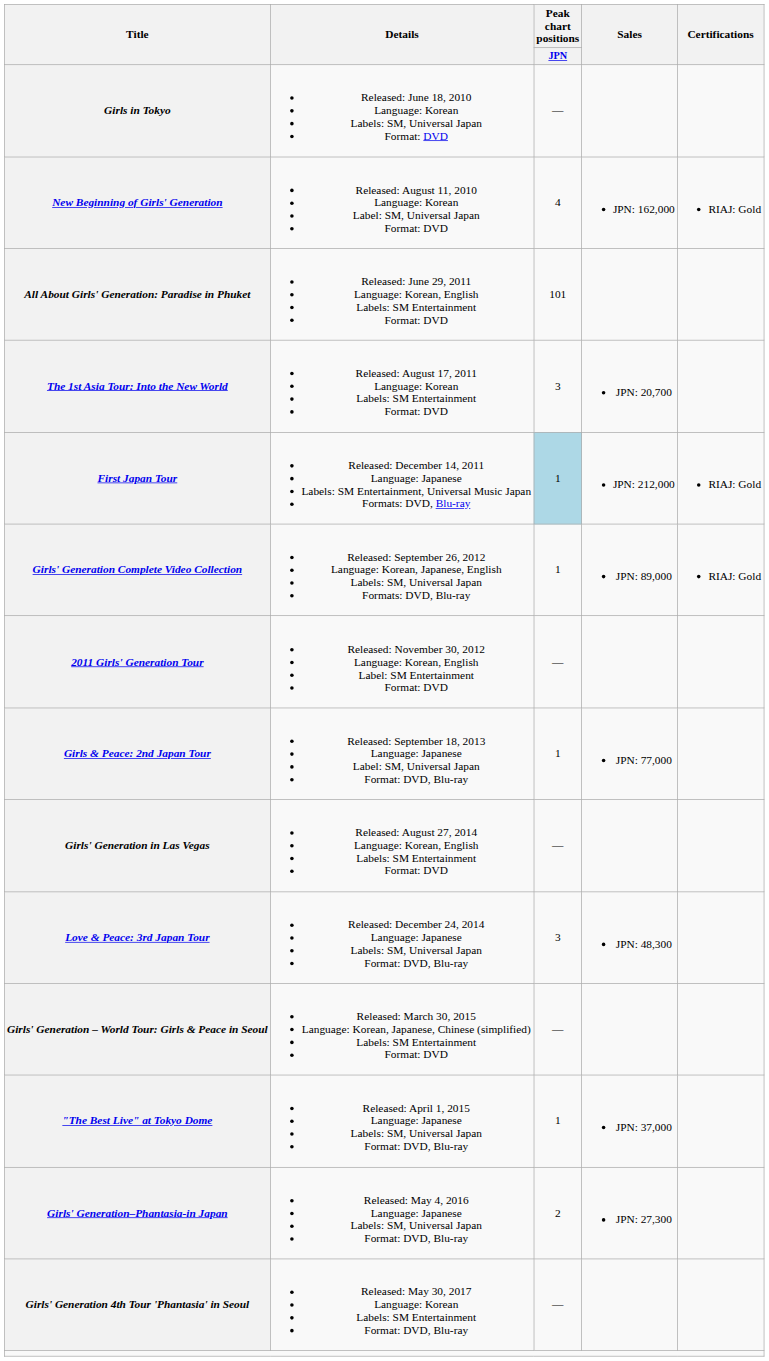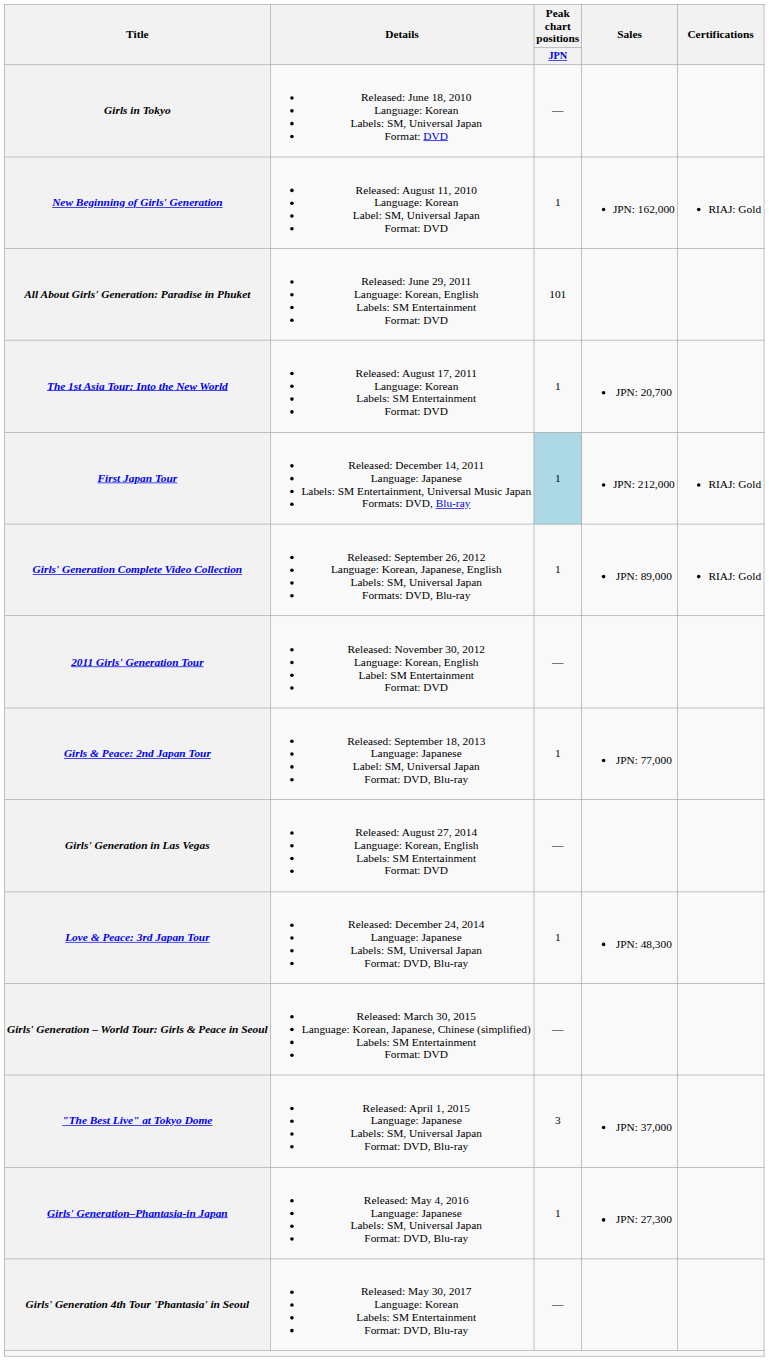(558, 202) 4 -> (558, 202) 1
(558, 386) 3 -> (558, 386) 1
(558, 937) 3 -> (558, 937) 1
(558, 1121) 1 -> (558, 1121) 3
(558, 1213) 2 -> (558, 1213) 1
